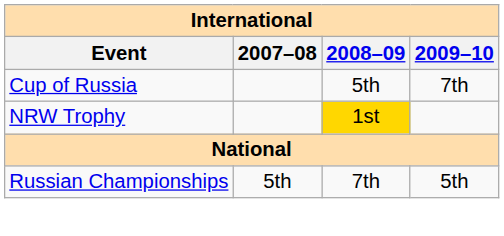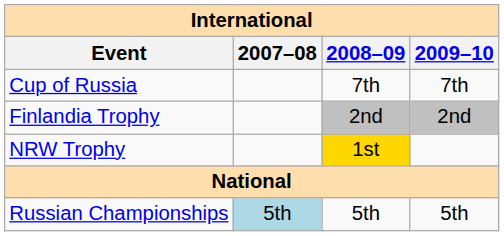(366, 85) 5th -> (366, 85) 7th
+ row: (84, 117)
(277, 181) no background -> (277, 213) lightblue background
(366, 181) 7th -> (366, 213) 5th
